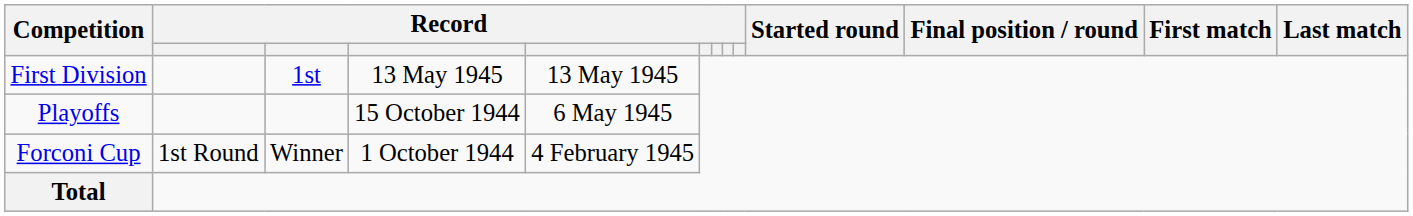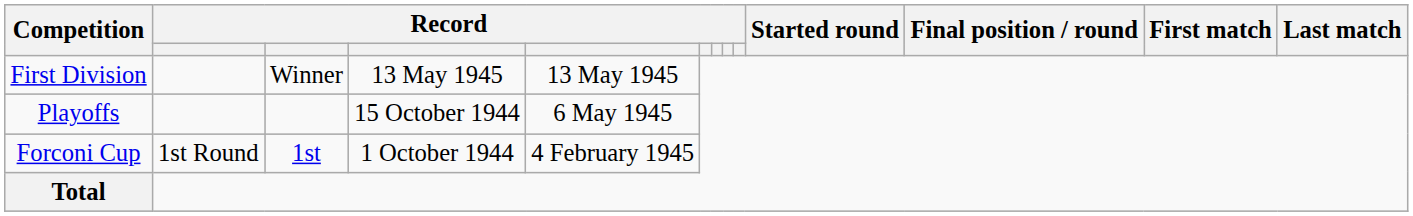(306, 74) 1st -> (306, 74) Winner
(306, 152) Winner -> (306, 152) 1st
